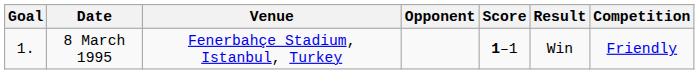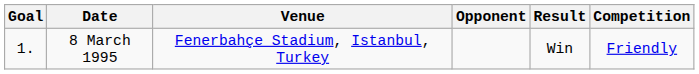- column: (504, 17)
